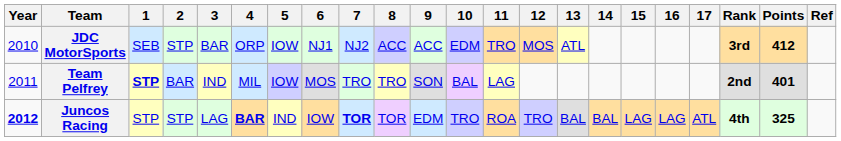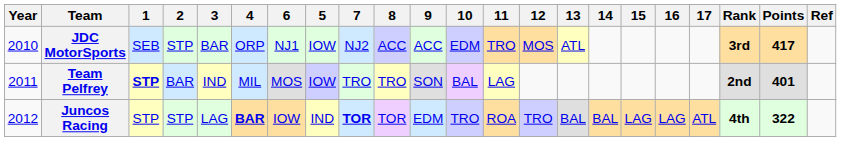columns swapped: (285, 16) <-> (320, 16)
(783, 45) 412 -> (783, 45) 417
(23, 119) bold -> (23, 119) normal
(783, 119) 325 -> (783, 119) 322
